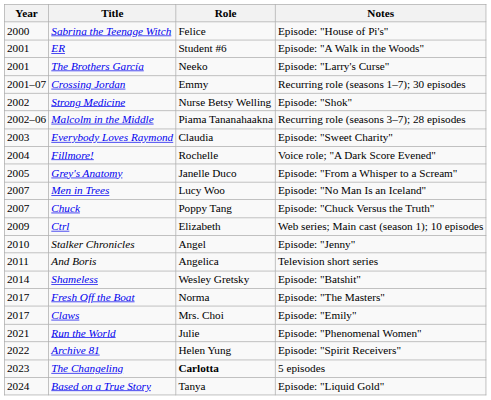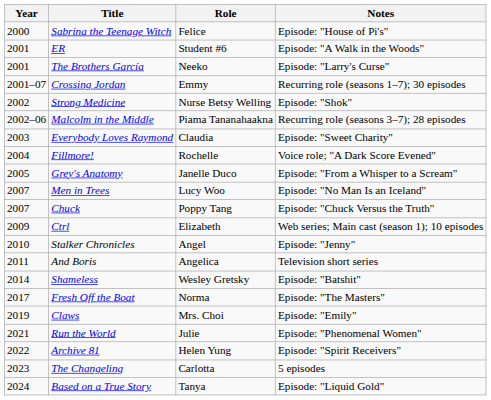(18, 315) 2017 -> (18, 315) 2019
(199, 368) bold -> (196, 368) normal
